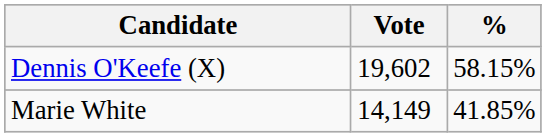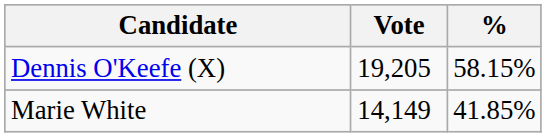(394, 68) 19,602 -> (394, 68) 19,205
